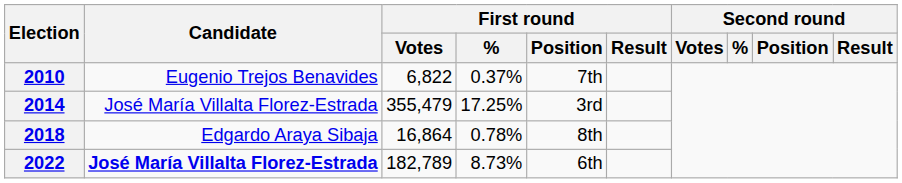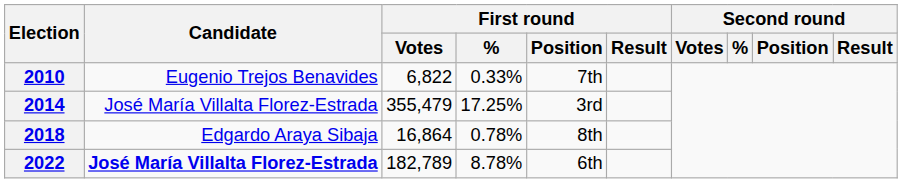(496, 76) 0.37% -> (496, 76) 0.33%
(496, 163) 8.73% -> (496, 163) 8.78%
